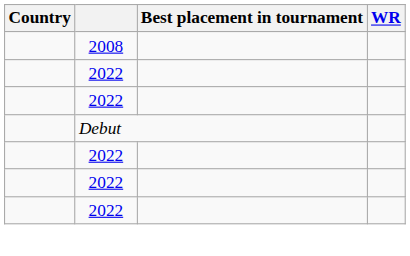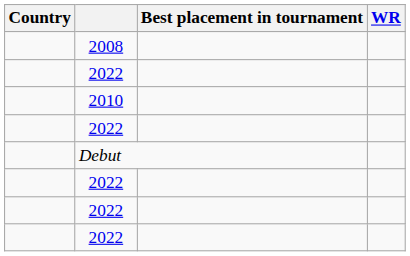+ row: (106, 100)
